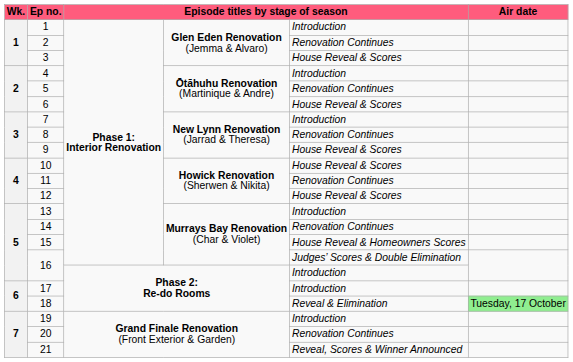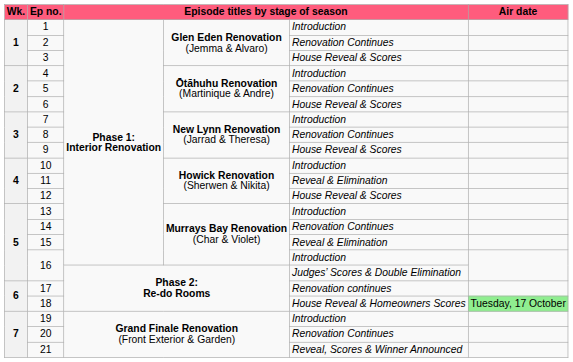(347, 165) House Reveal & Scores -> (319, 165) Introduction
(343, 180) Renovation Continues -> (340, 180) Reveal & Elimination
(379, 242) House Reveal & Homeowners Scores -> (340, 242) Reveal & Elimination
(376, 257) Judges’ Scores & Double Elimination -> (319, 257) Introduction
(319, 272) Introduction -> (376, 272) Judges’ Scores & Double Elimination
(319, 288) Introduction -> (342, 288) Renovation continues
(340, 303) Reveal & Elimination -> (379, 303) House Reveal & Homeowners Scores
